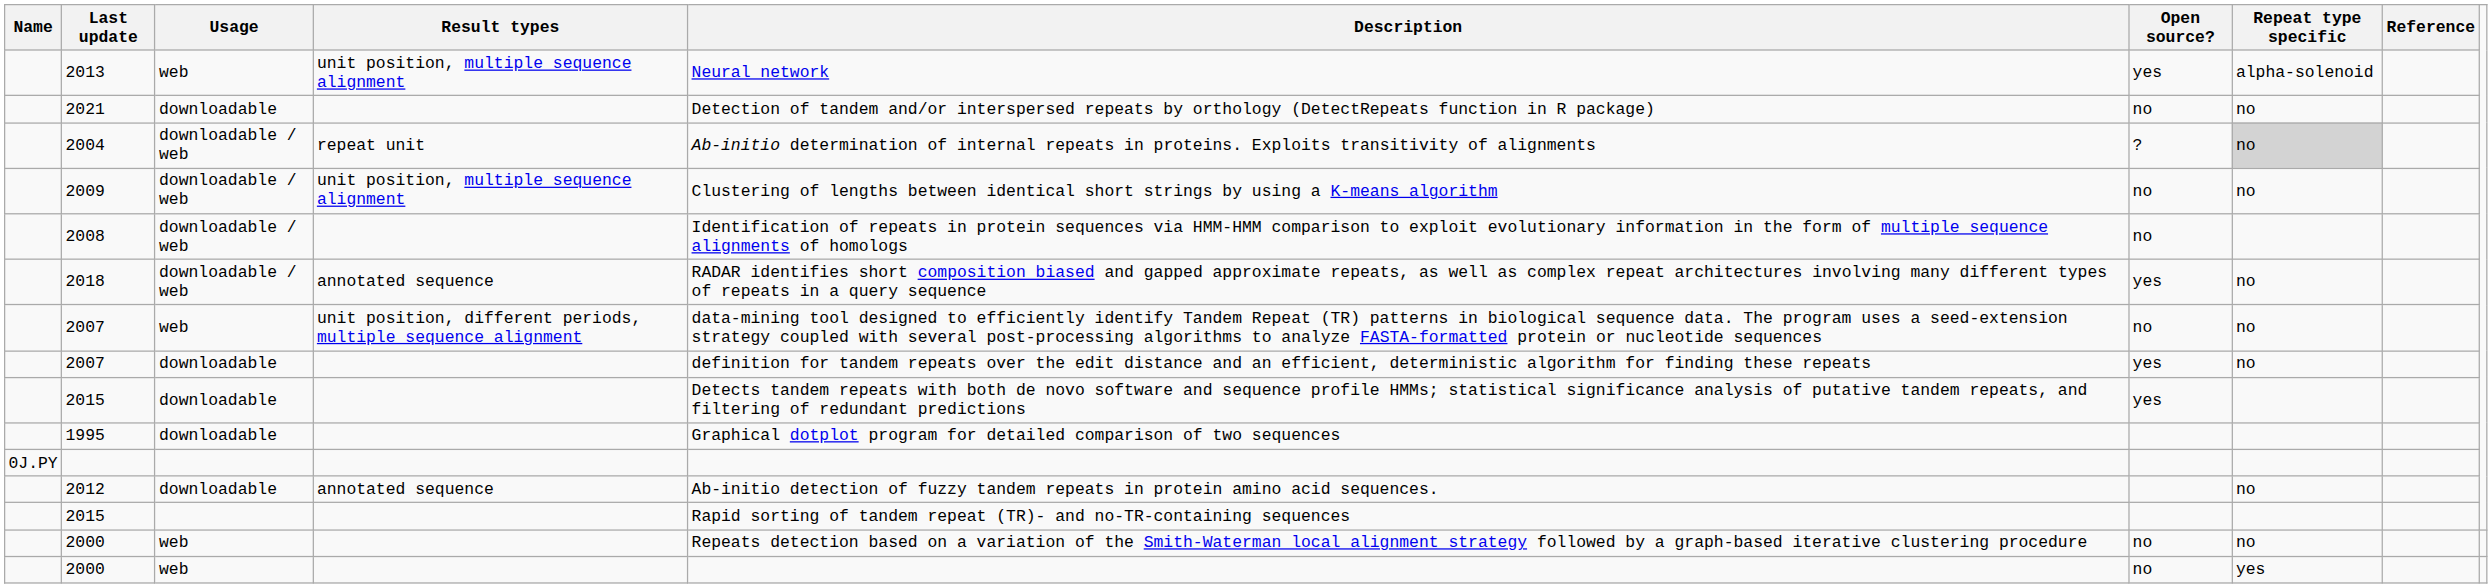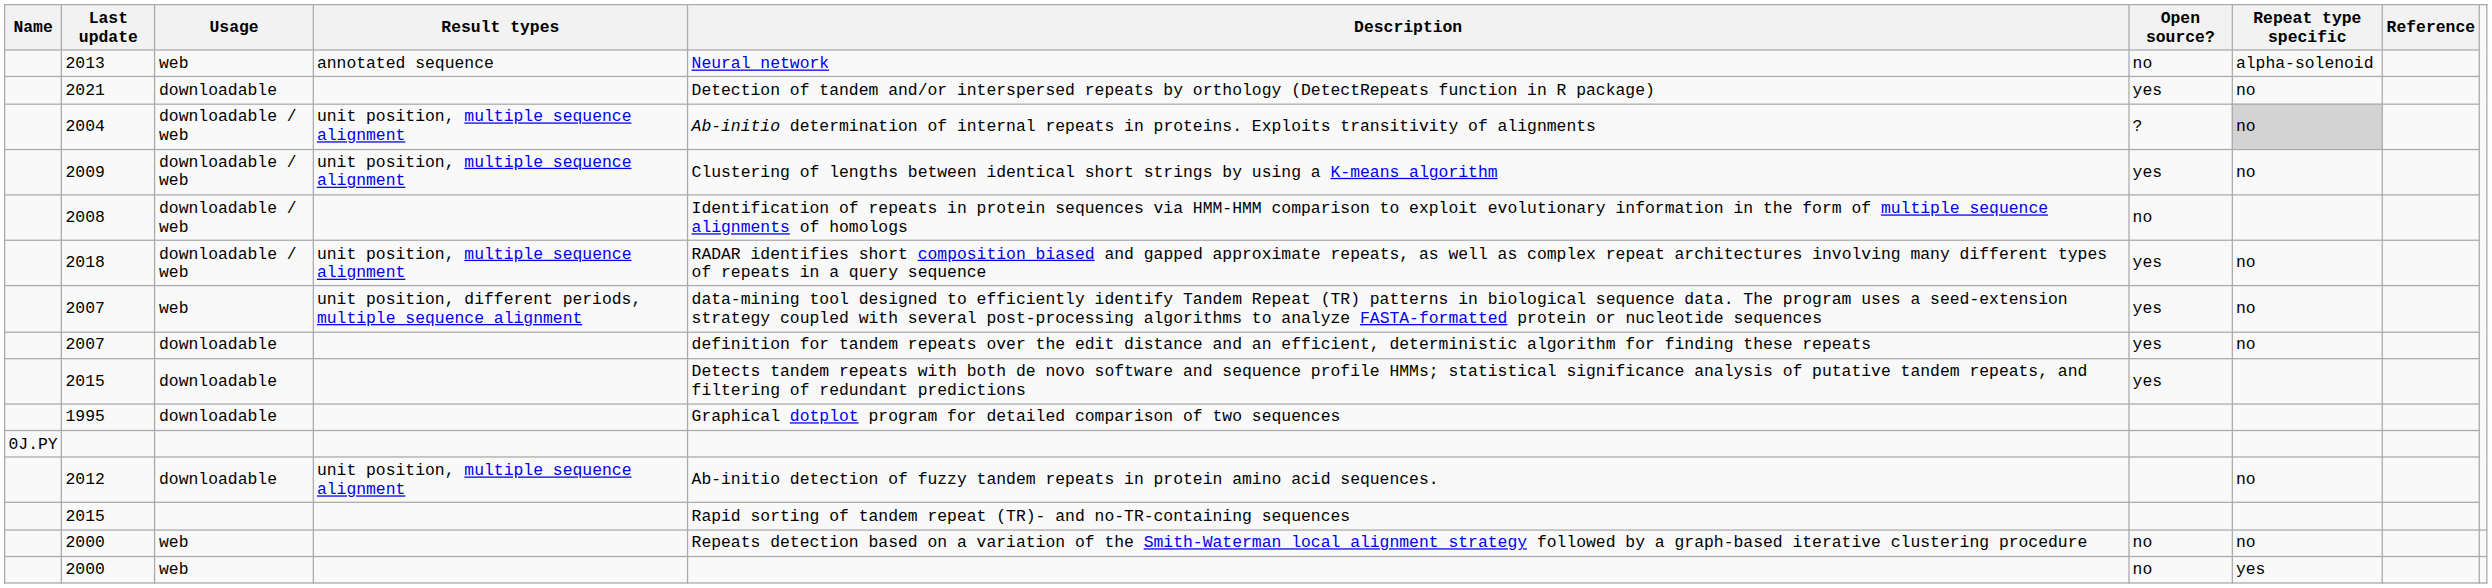(474, 73) unit position, multiple sequence alignment -> (405, 64) annotated sequence
(2147, 73) yes -> (2142, 64) no
(2142, 109) no -> (2147, 90) yes
(371, 145) repeat unit -> (474, 126) unit position, multiple sequence alignment
(2142, 191) no -> (2147, 172) yes
(405, 282) annotated sequence -> (474, 263) unit position, multiple sequence alignment
(2142, 328) no -> (2147, 309) yes
(405, 490) annotated sequence -> (474, 480) unit position, multiple sequence alignment
